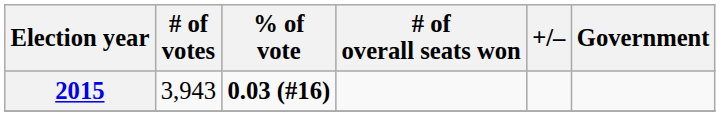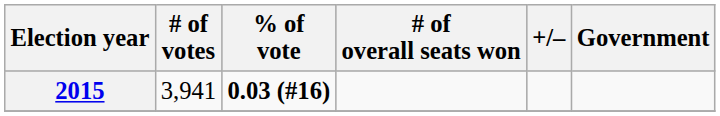(188, 90) 3,943 -> (188, 90) 3,941
